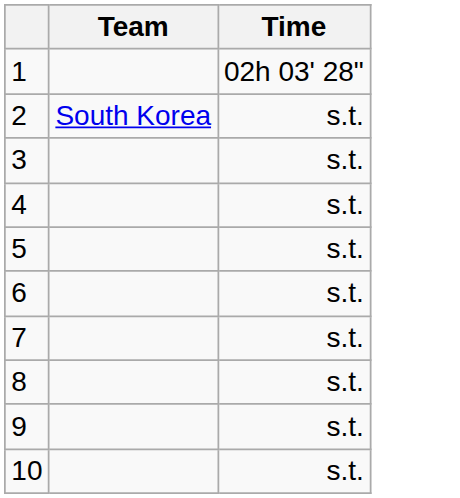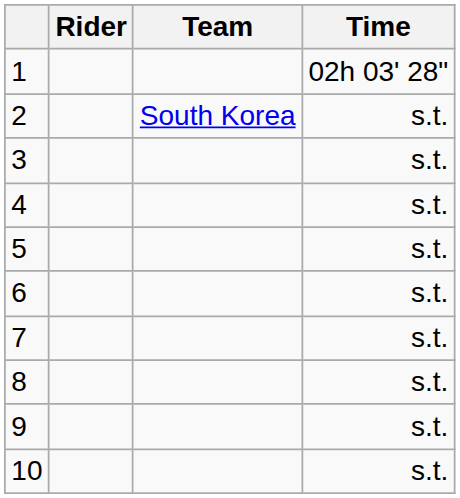+ column: (91, 26)
